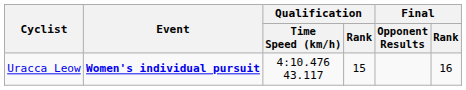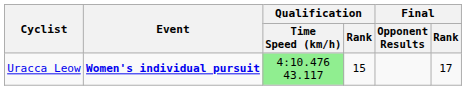(303, 69) no background -> (303, 69) lightgreen background
(446, 69) 16 -> (446, 69) 17
